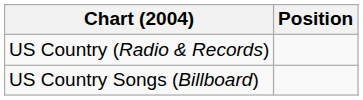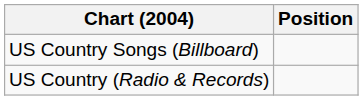rows swapped: (139, 49) <-> (134, 79)
